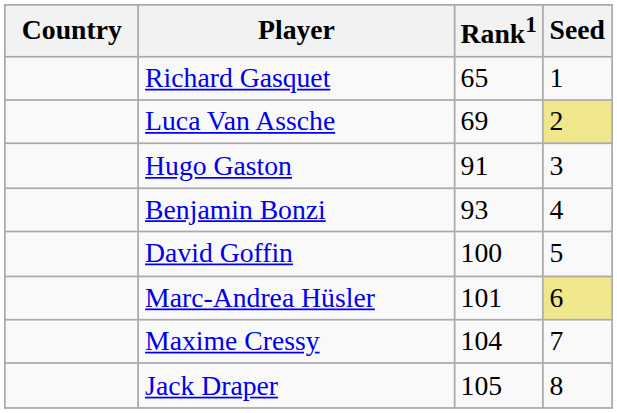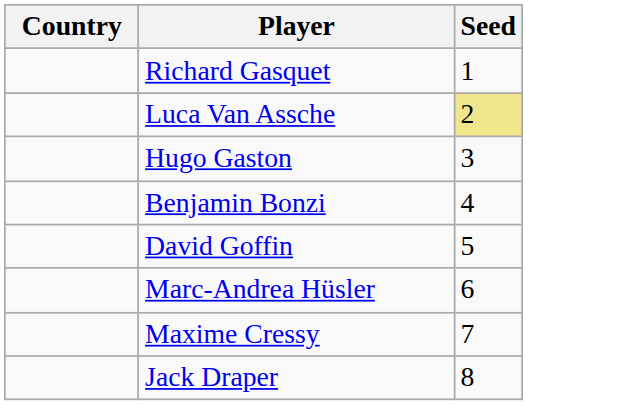- column: (499, 30)
(556, 297) khaki background -> (468, 289) no background
